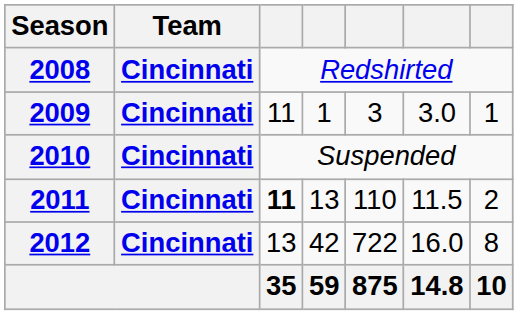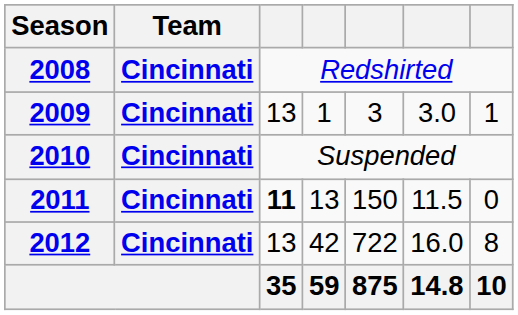(281, 112) 11 -> (281, 112) 13
(375, 199) 110 -> (375, 199) 150
(491, 199) 2 -> (491, 199) 0
